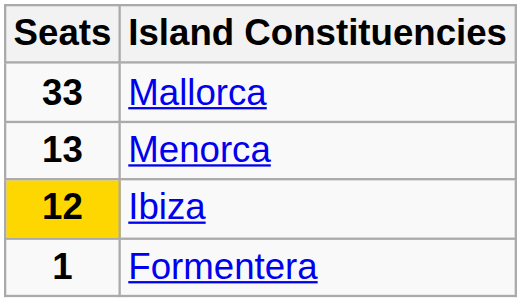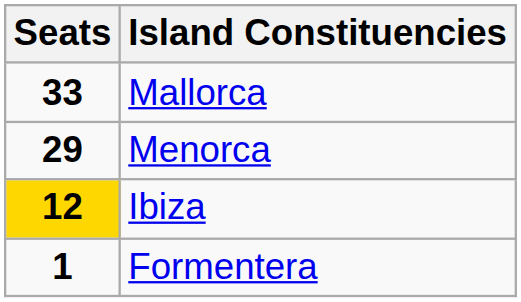(62, 149) 13 -> (62, 149) 29
